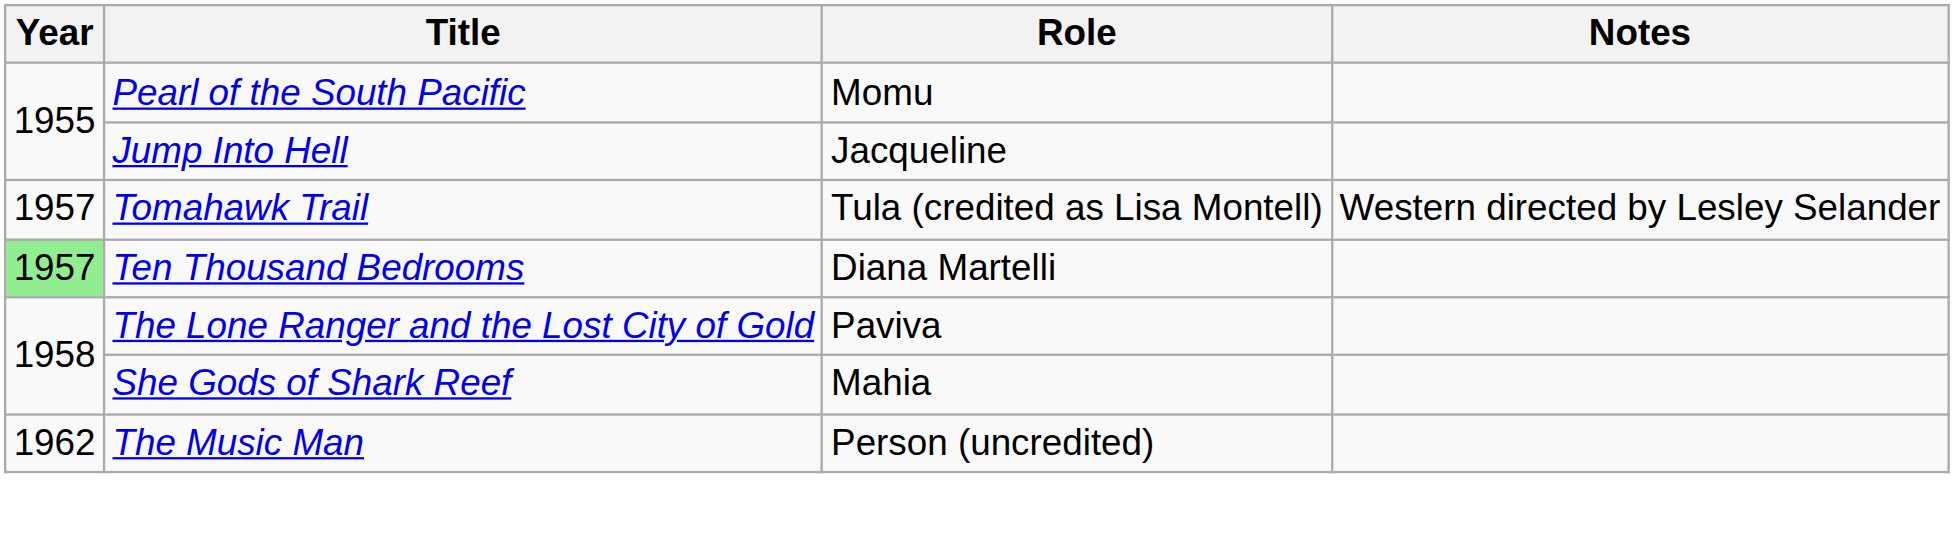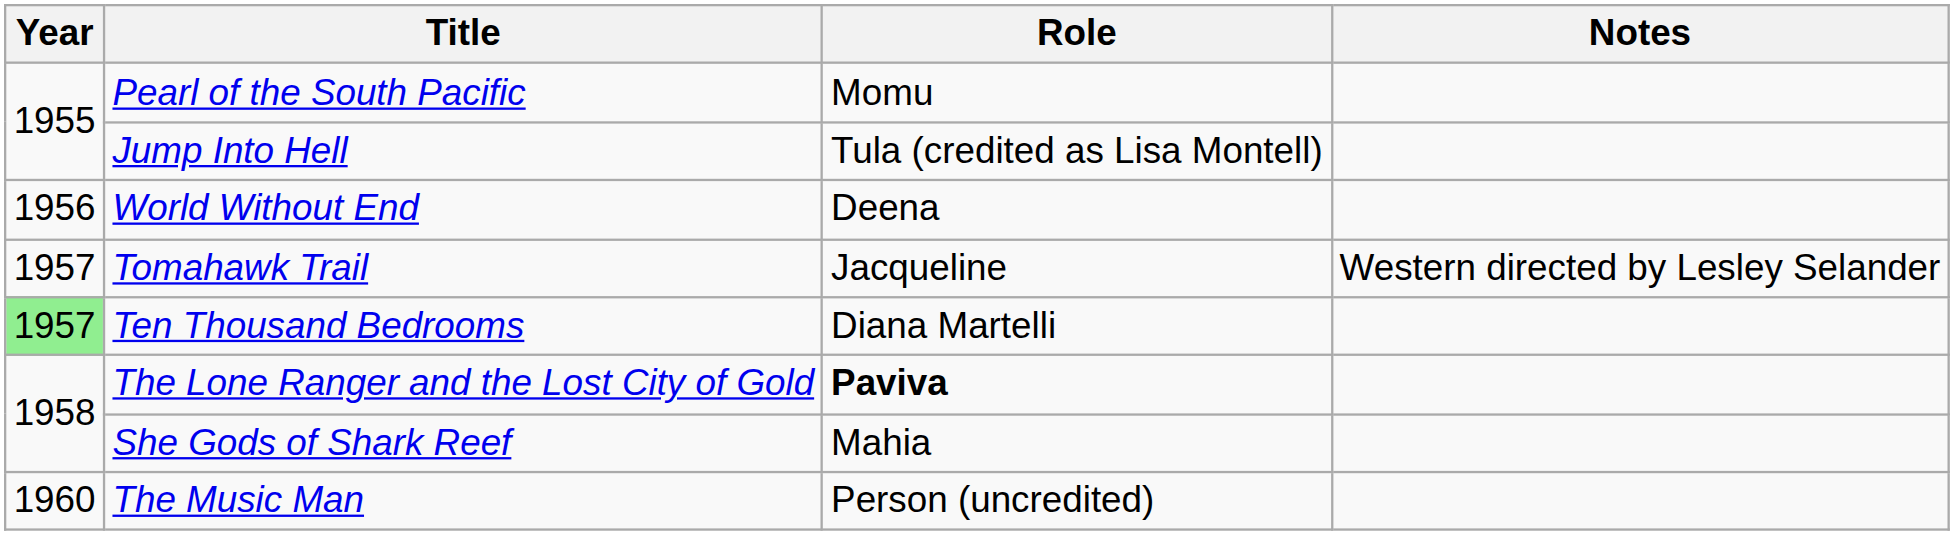(919, 150) Jacqueline -> (1077, 150) Tula (credited as Lisa Montell)
+ row: (266, 208)
(1077, 208) Tula (credited as Lisa Montell) -> (919, 267) Jacqueline
(886, 325) normal -> (889, 383) bold
(55, 442) 1962 -> (55, 500) 1960
